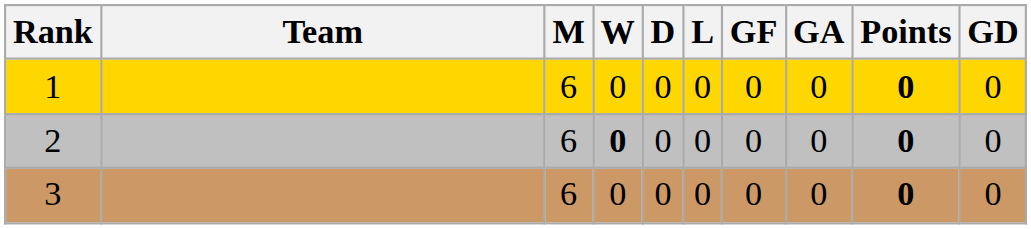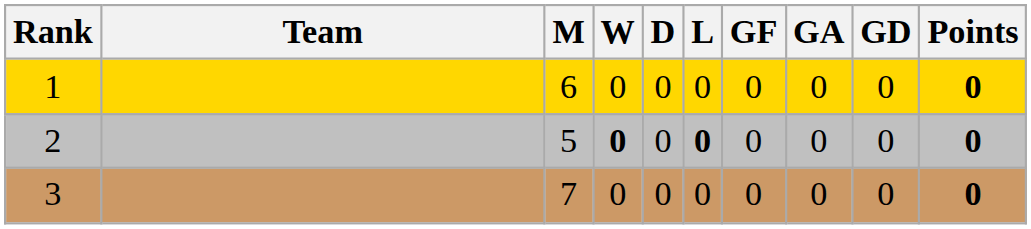columns swapped: (993, 31) <-> (906, 31)
(569, 140) 6 -> (569, 140) 5
(703, 140) normal -> (703, 140) bold
(569, 194) 6 -> (569, 194) 7
